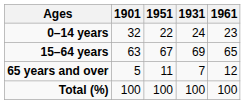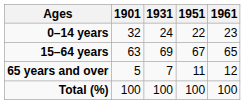columns swapped: (192, 14) <-> (160, 14)
